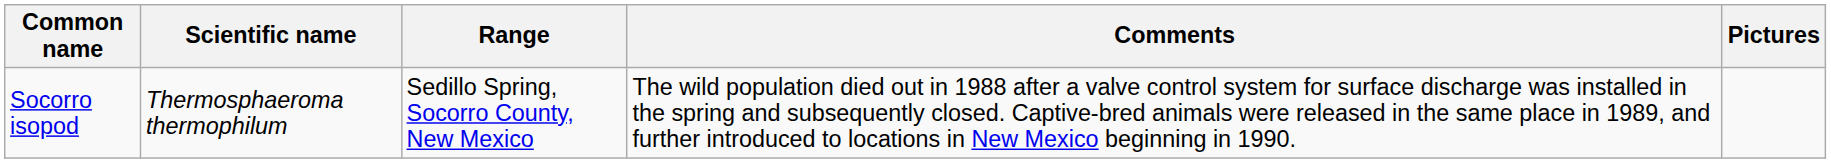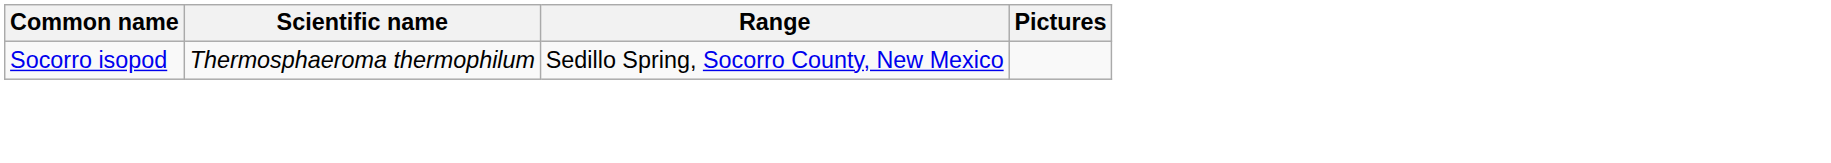- column: (1175, 36)
